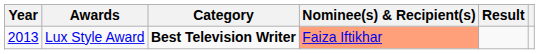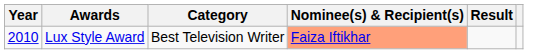(23, 37) 2013 -> (23, 37) 2010
(223, 37) bold -> (218, 37) normal
